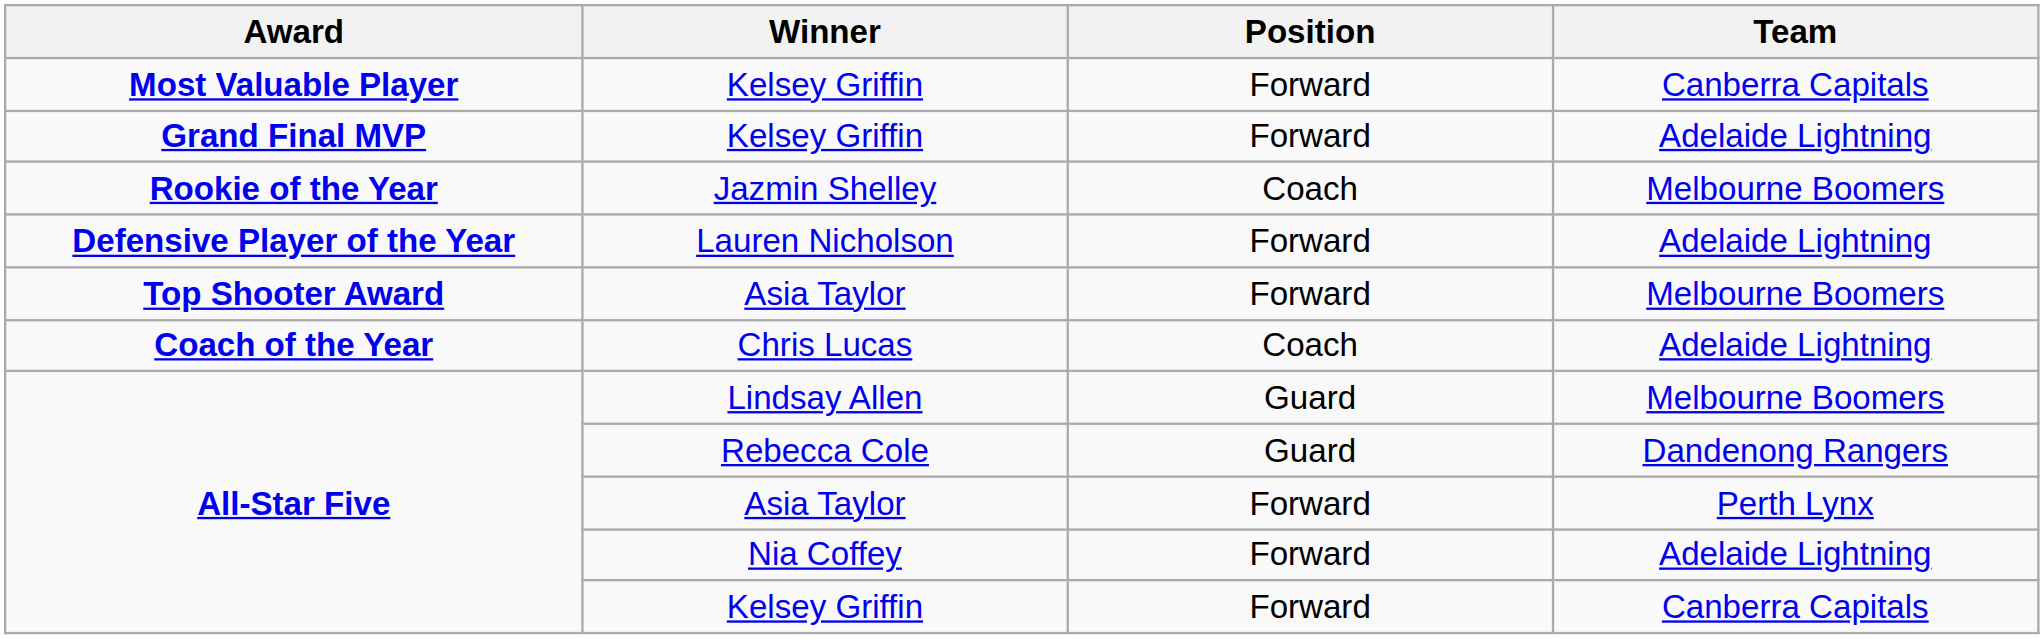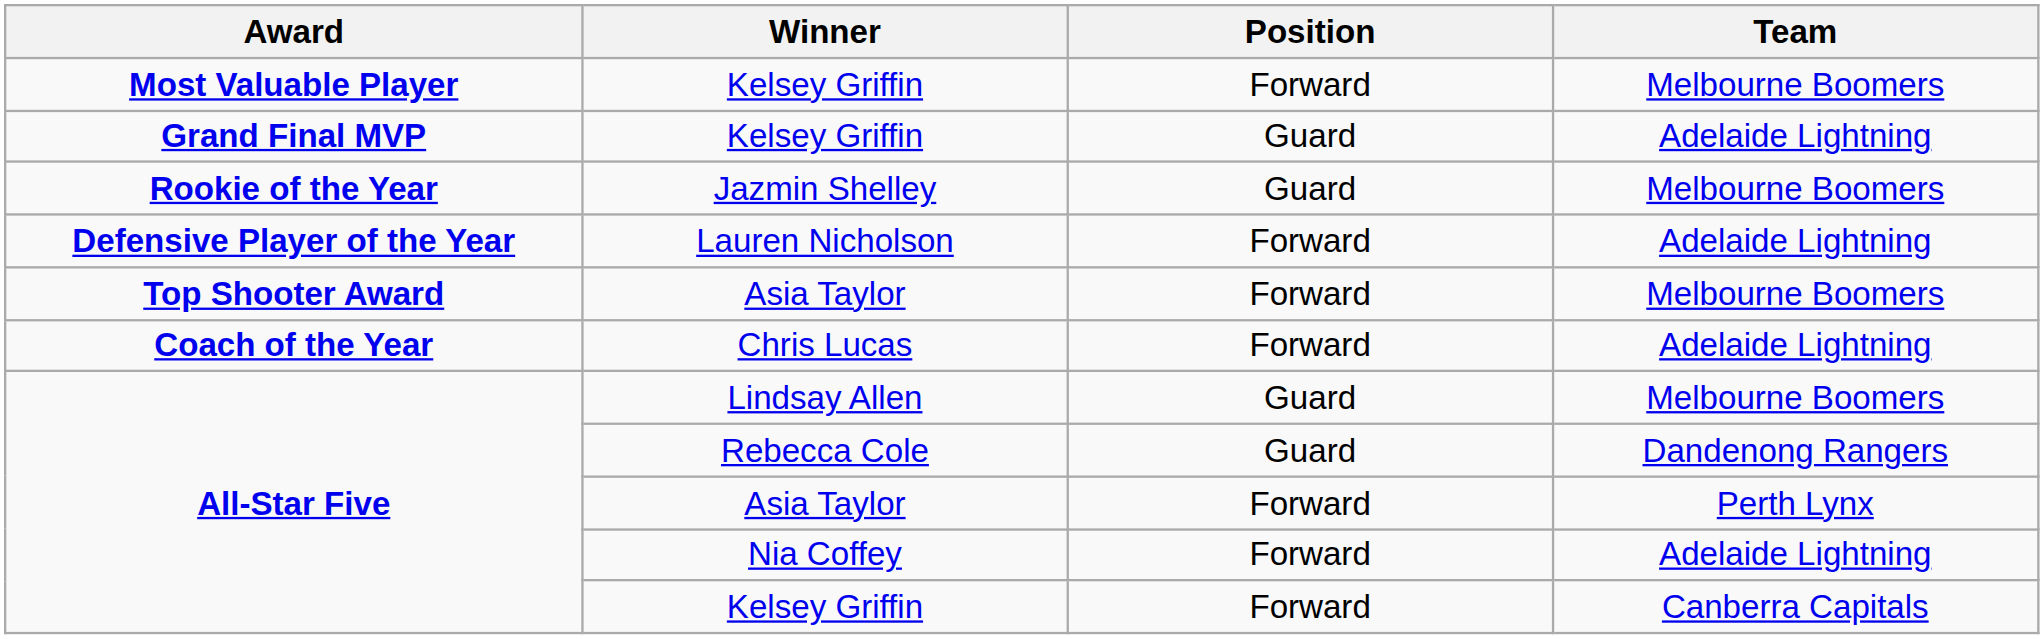(1795, 84) Canberra Capitals -> (1795, 84) Melbourne Boomers
(1310, 136) Forward -> (1310, 136) Guard
(1310, 189) Coach -> (1310, 189) Guard
(1310, 346) Coach -> (1310, 346) Forward
